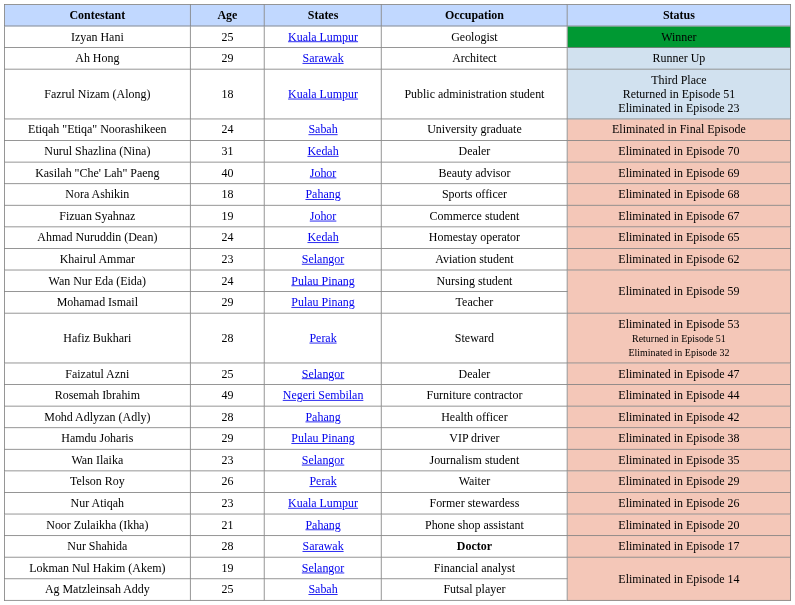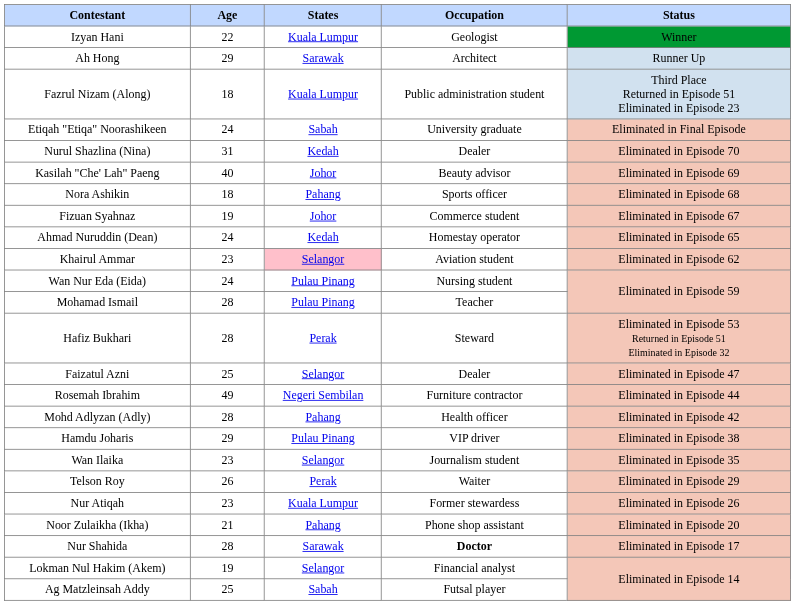(227, 36) 25 -> (227, 36) 22
(323, 259) no background -> (323, 259) pink background
(227, 302) 29 -> (227, 302) 28
